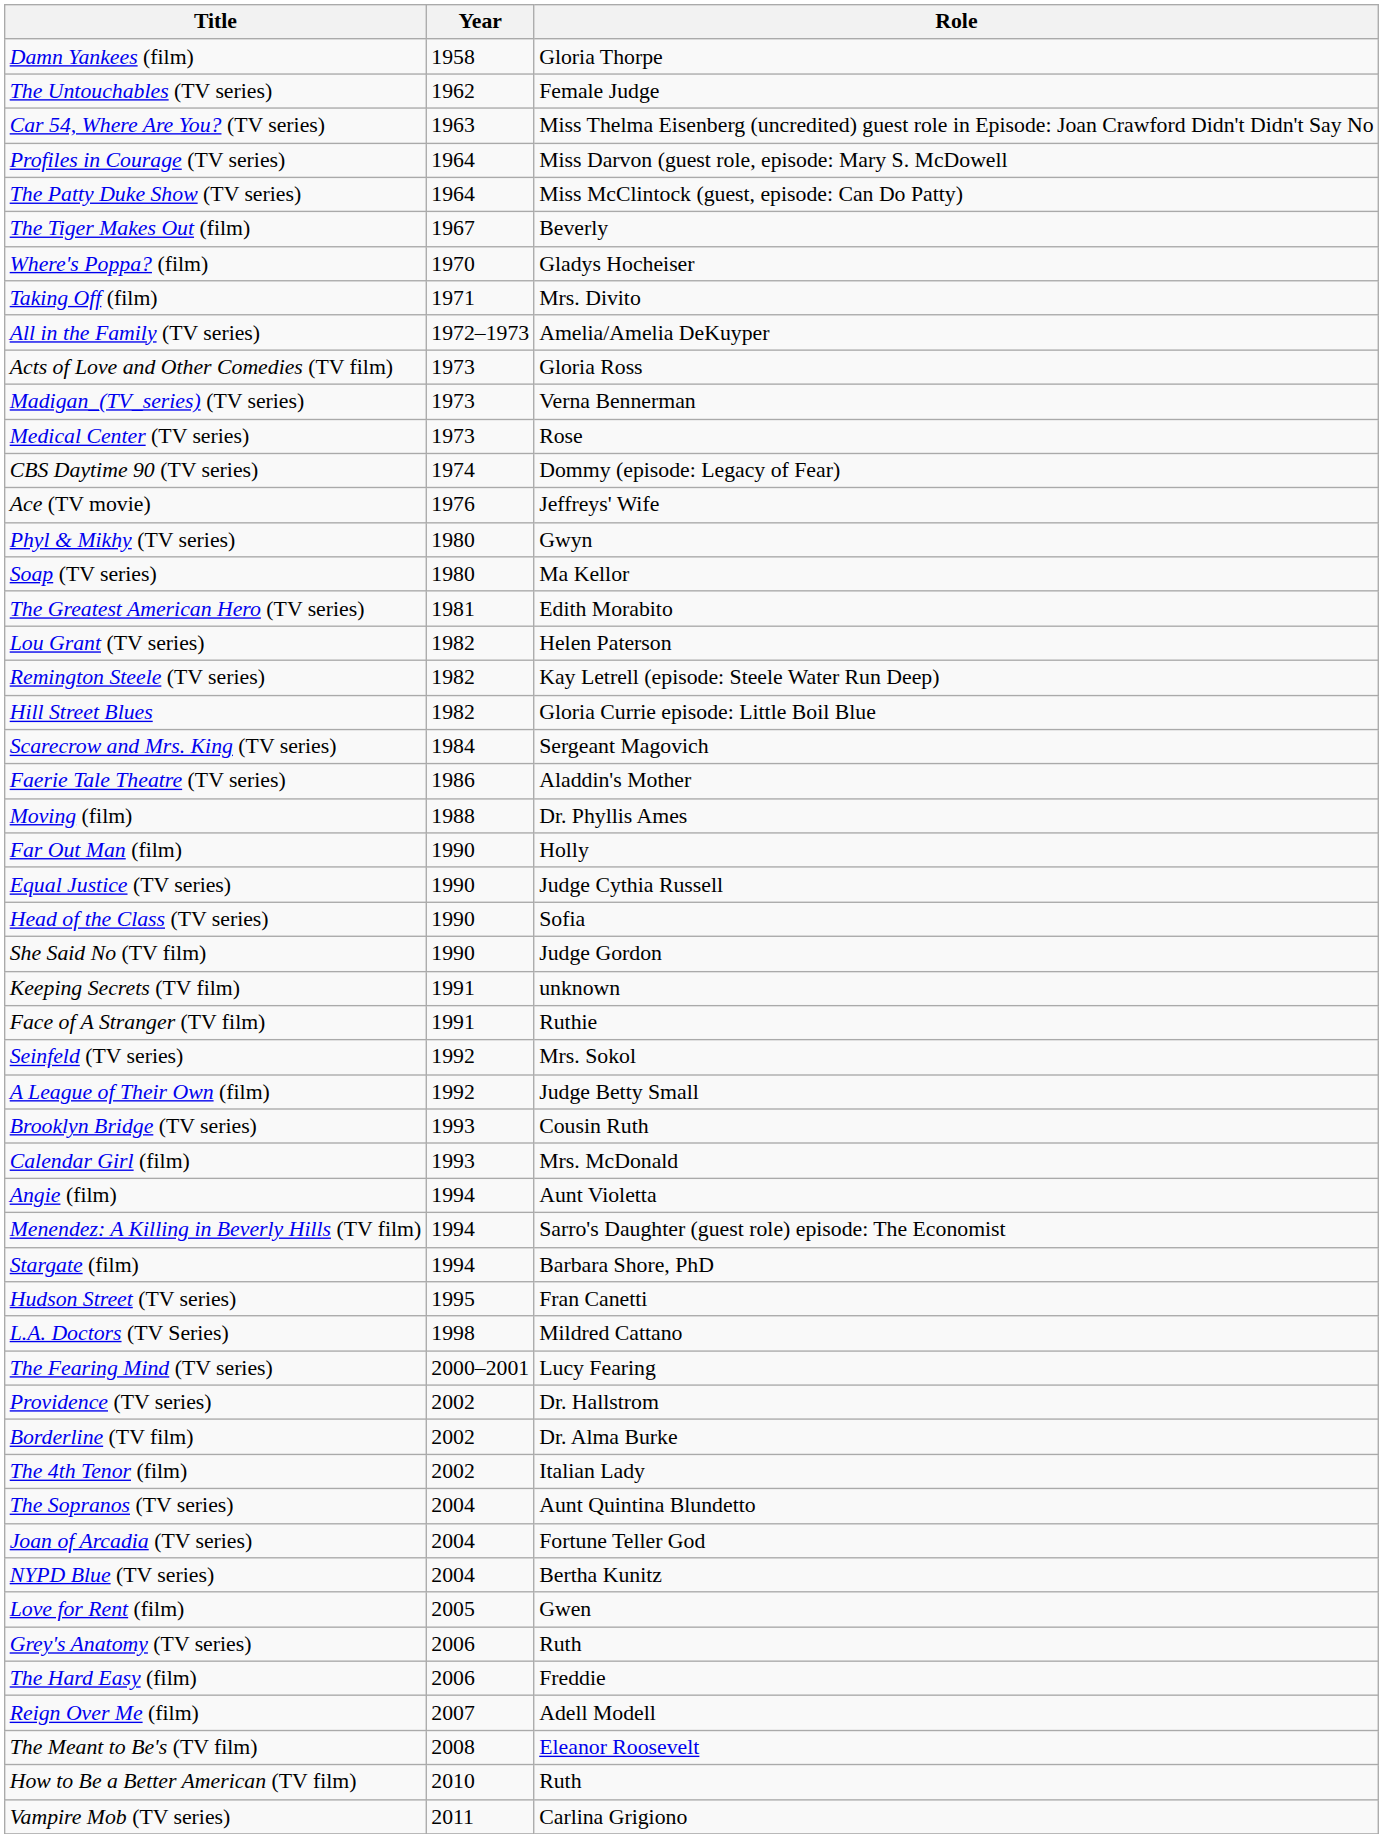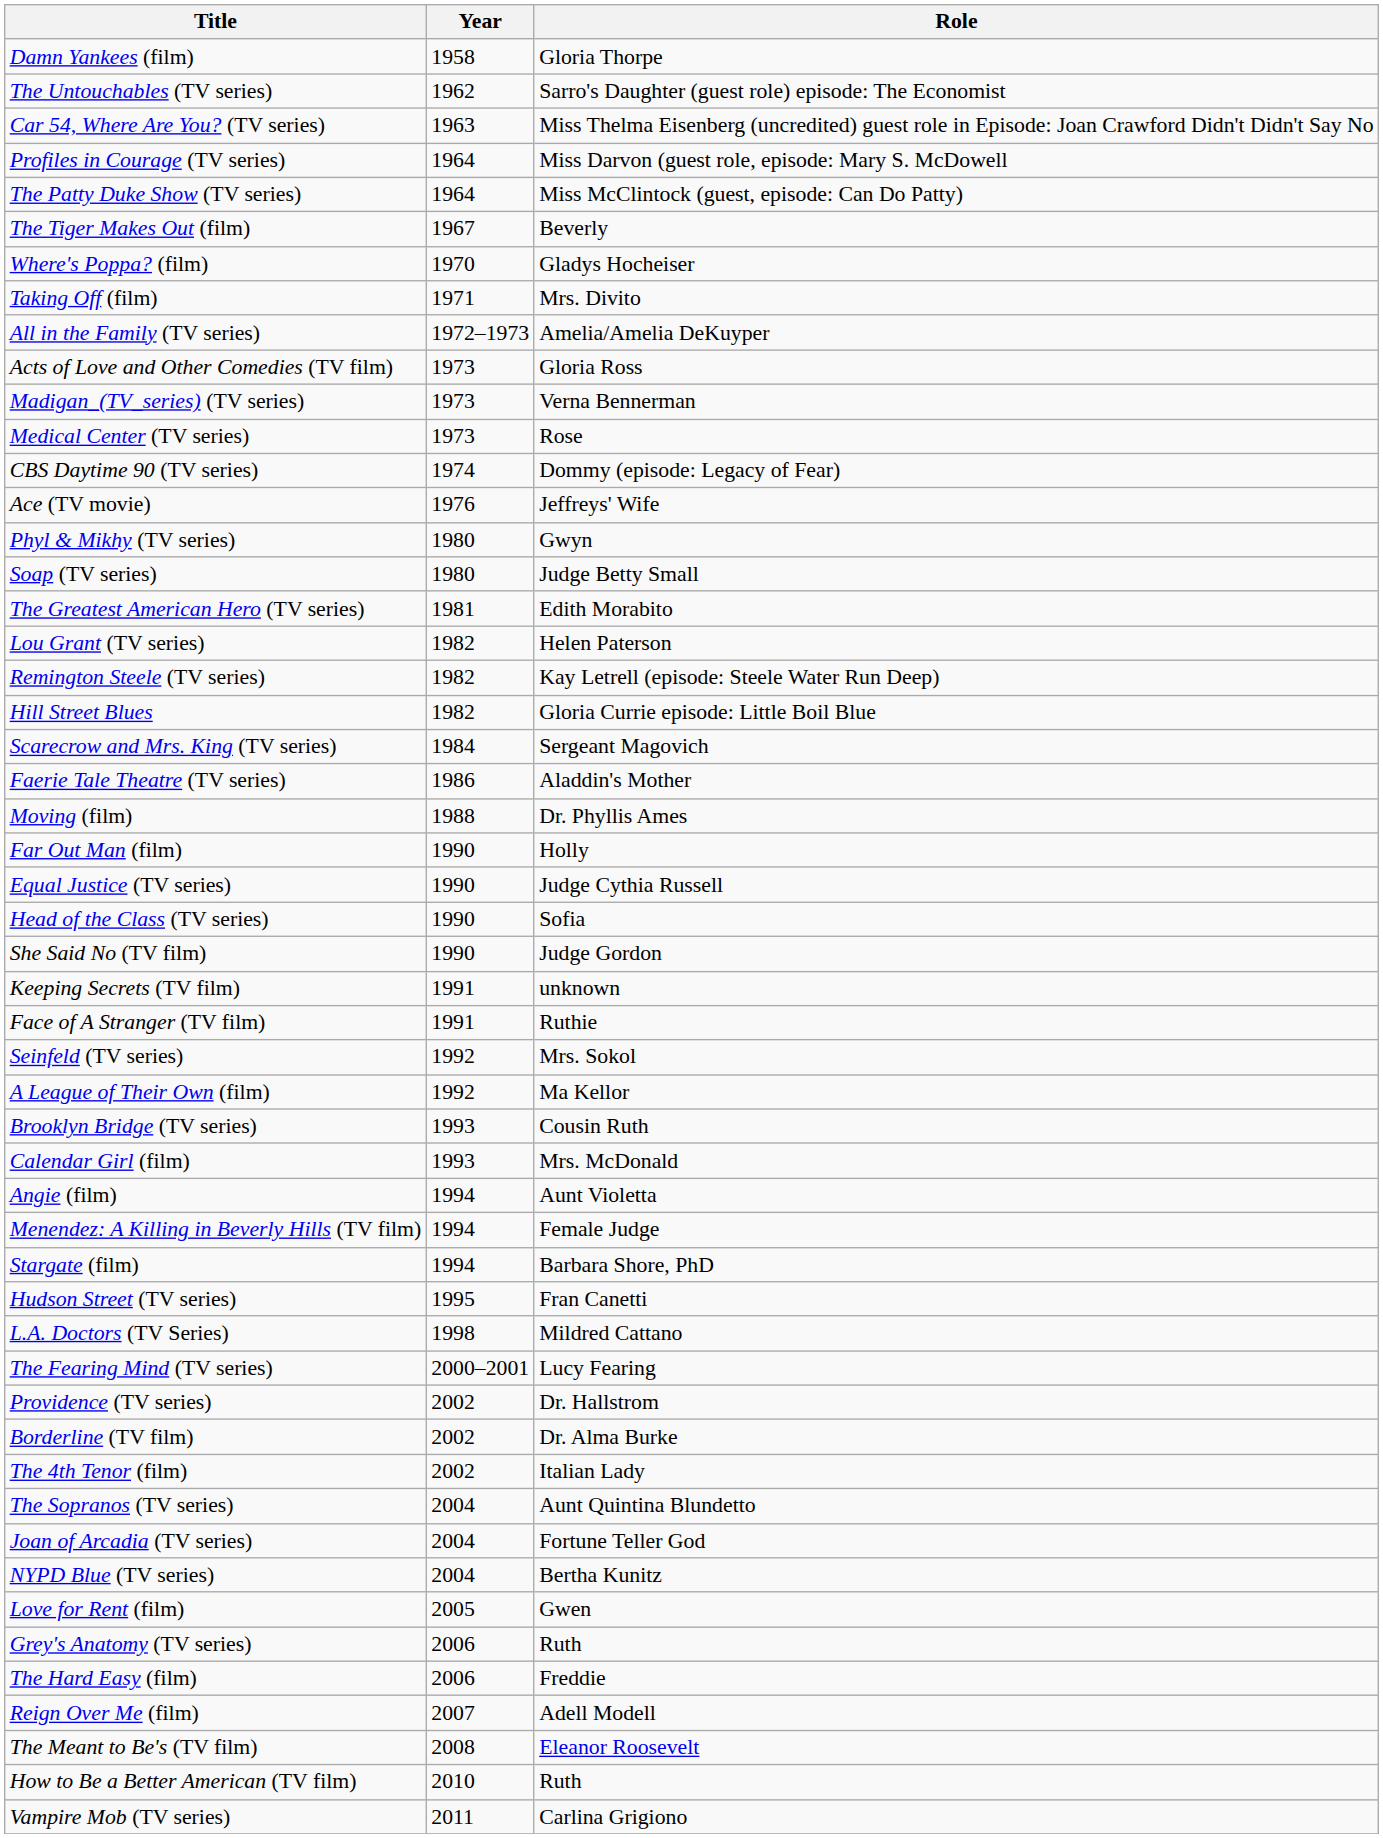(599, 90) Female Judge -> (772, 90) Sarro's Daughter (guest role) episode: The Economist
(584, 573) Ma Kellor -> (619, 573) Judge Betty Small
(619, 1091) Judge Betty Small -> (584, 1091) Ma Kellor
(772, 1229) Sarro's Daughter (guest role) episode: The Economist -> (599, 1229) Female Judge
